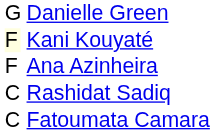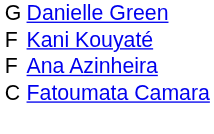(11, 40) lightyellow background -> (11, 40) no background
- row: (99, 93)
